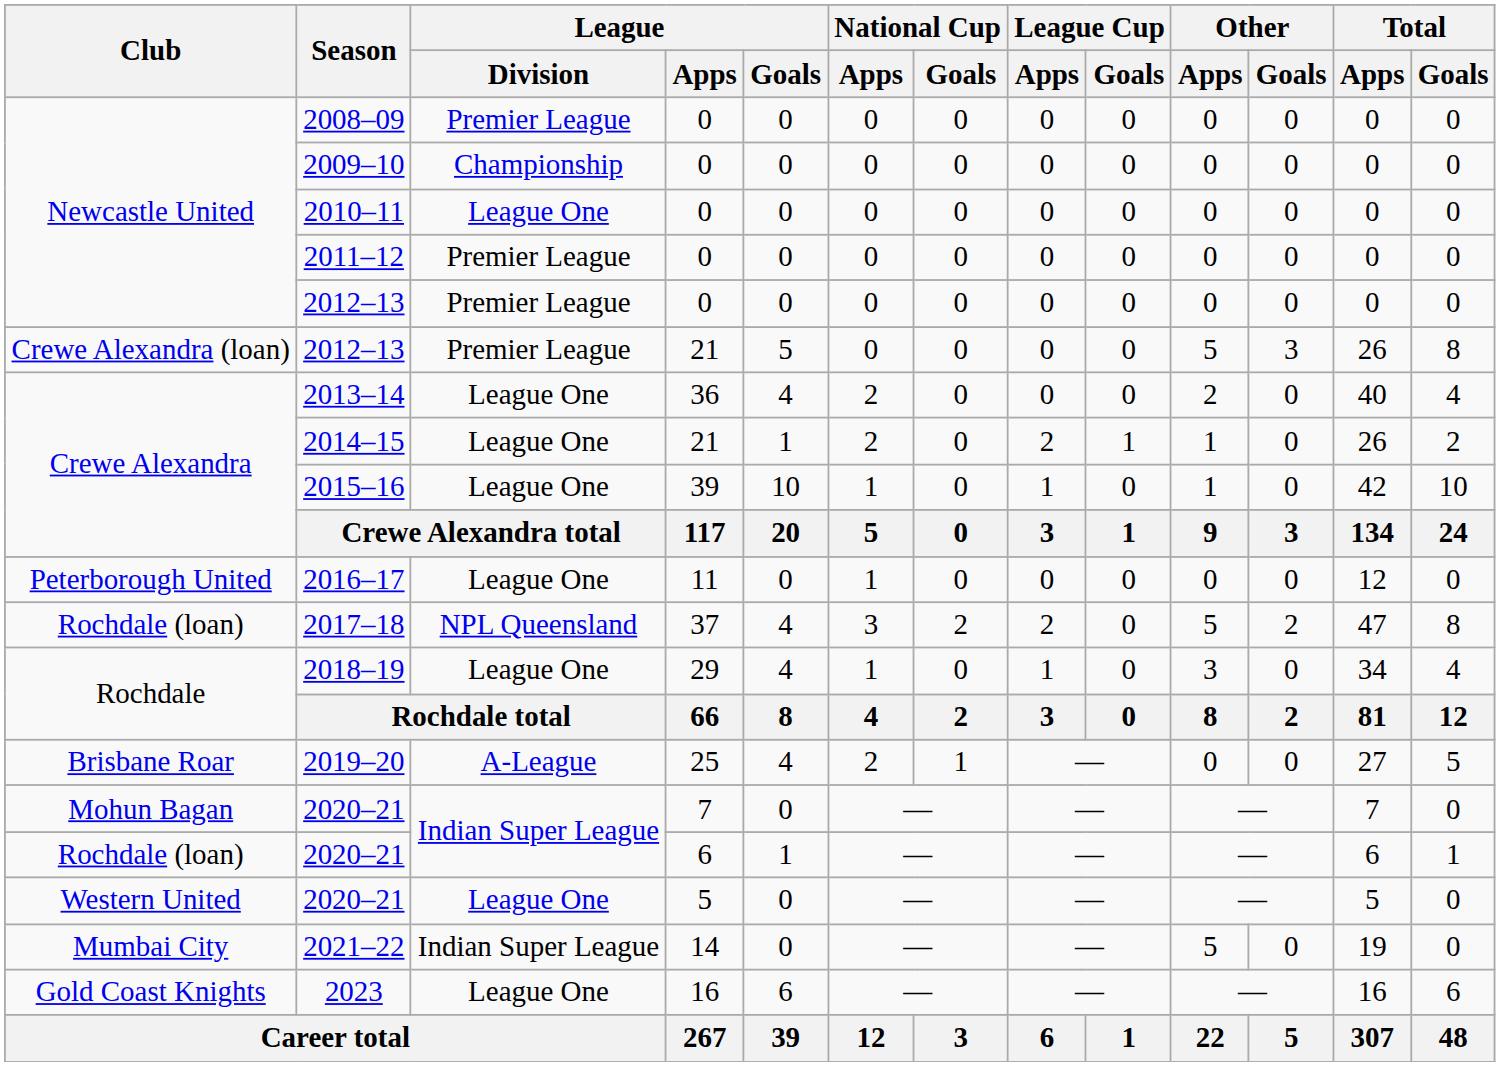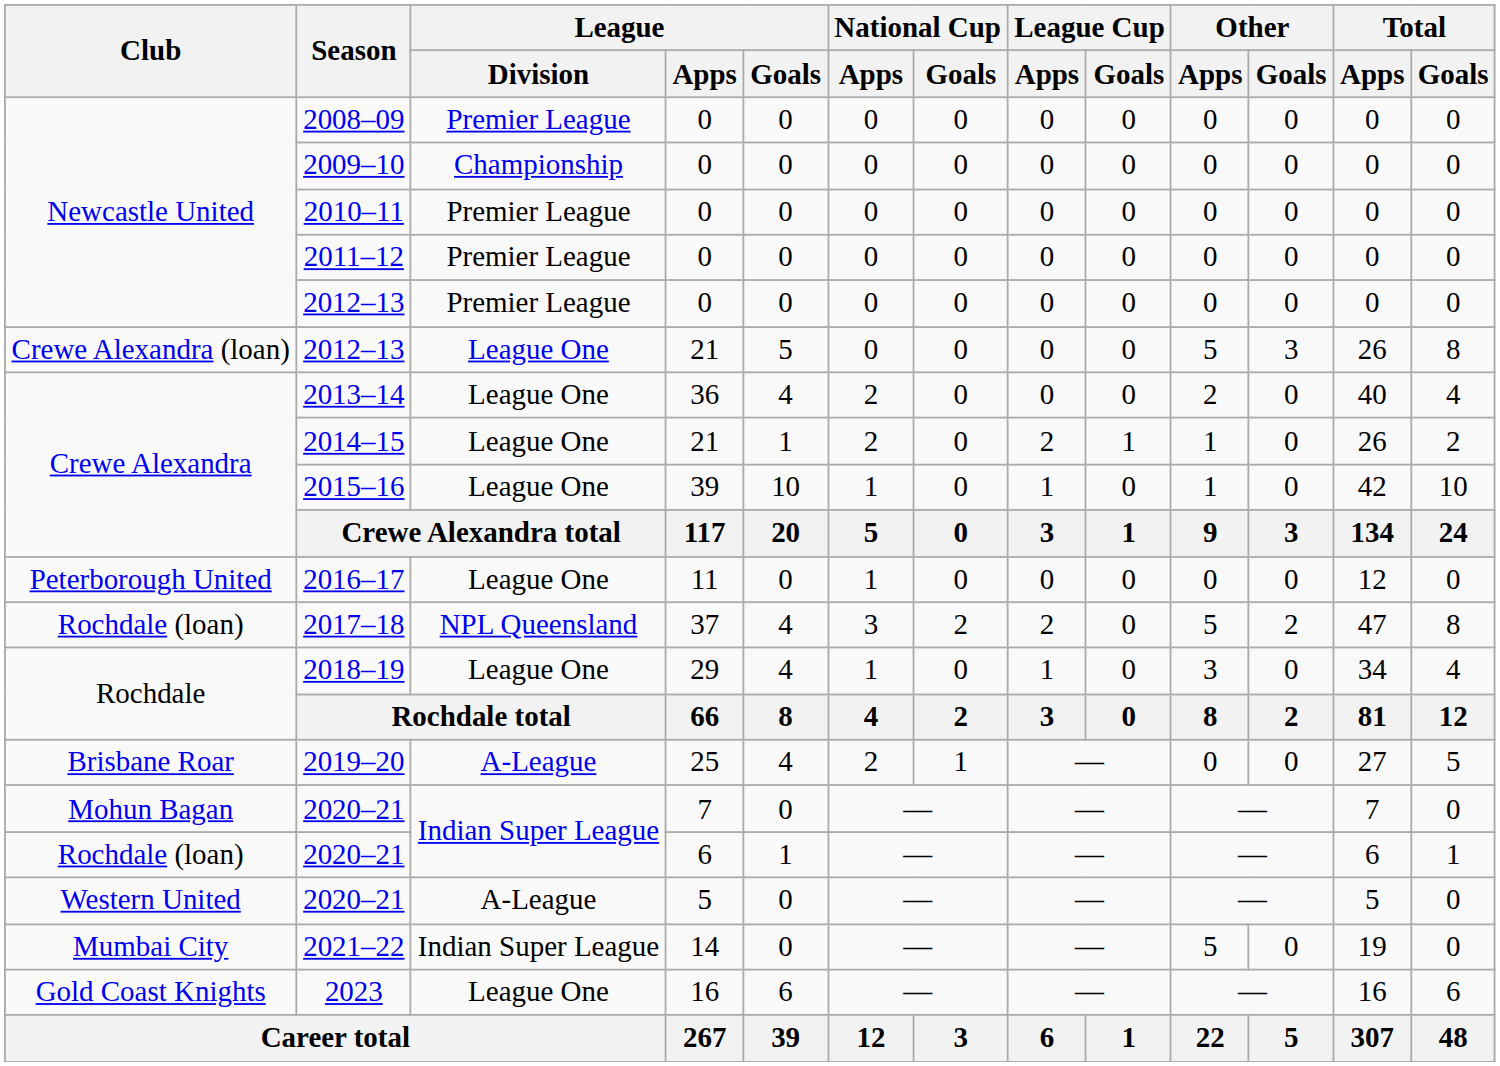(538, 211) League One -> (538, 211) Premier League
(538, 348) Premier League -> (538, 348) League One
(538, 900) League One -> (538, 900) A-League
